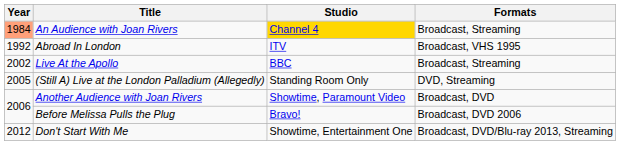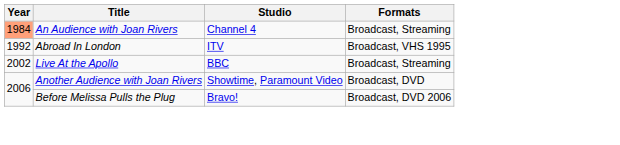(294, 30) gold background -> (231, 30) no background
- row: (150, 81)
- row: (82, 132)
